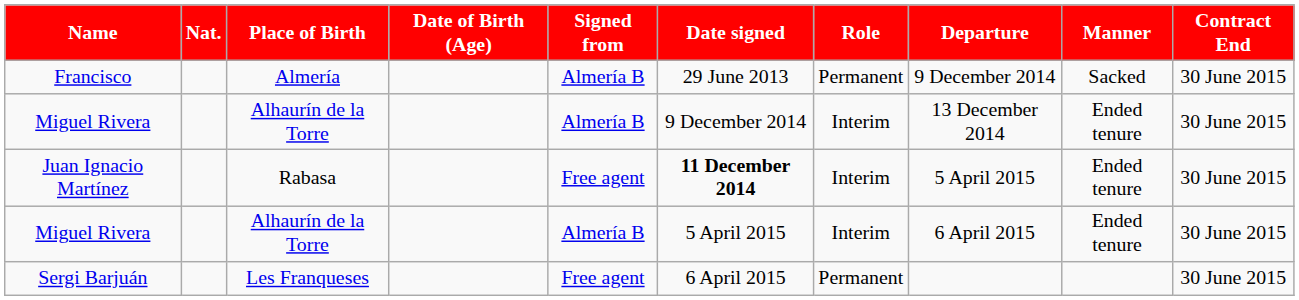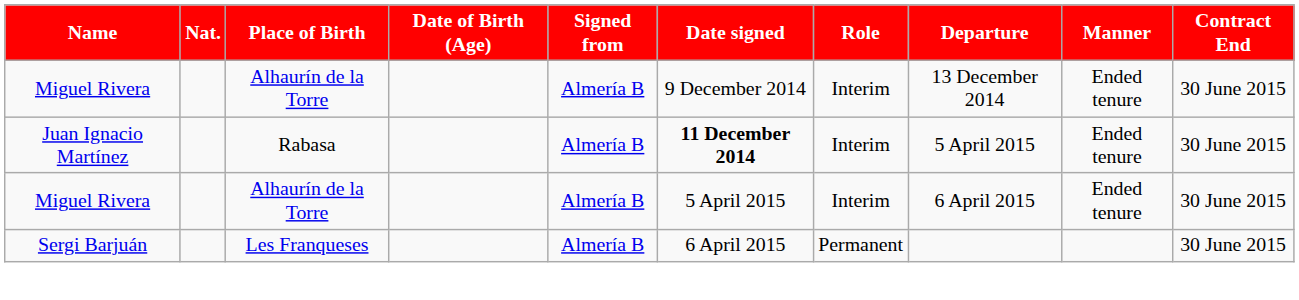- row: (93, 76)
(603, 177) Free agent -> (603, 144) Almería B
(603, 277) Free agent -> (603, 244) Almería B
